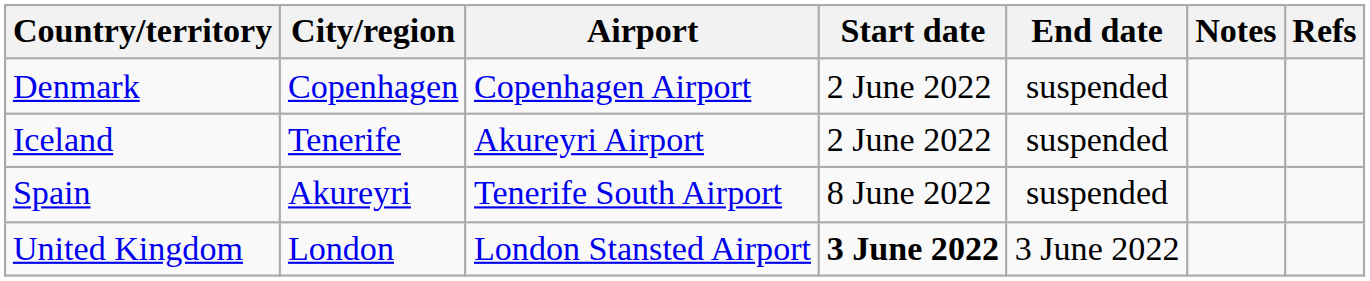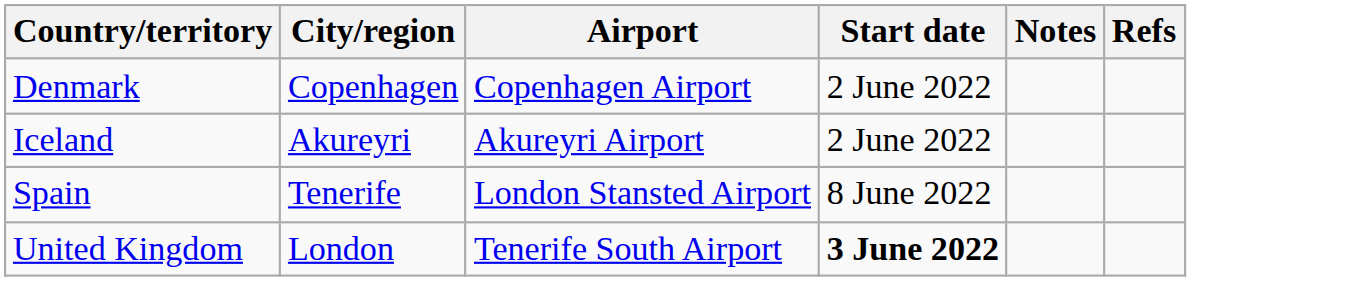- column: (1097, 31)
(344, 139) Tenerife -> (349, 139) Akureyri
(349, 193) Akureyri -> (344, 193) Tenerife
(628, 193) Tenerife South Airport -> (643, 193) London Stansted Airport
(643, 247) London Stansted Airport -> (628, 247) Tenerife South Airport
